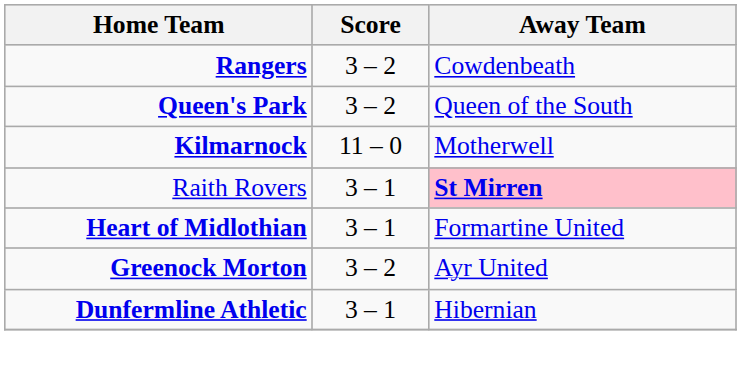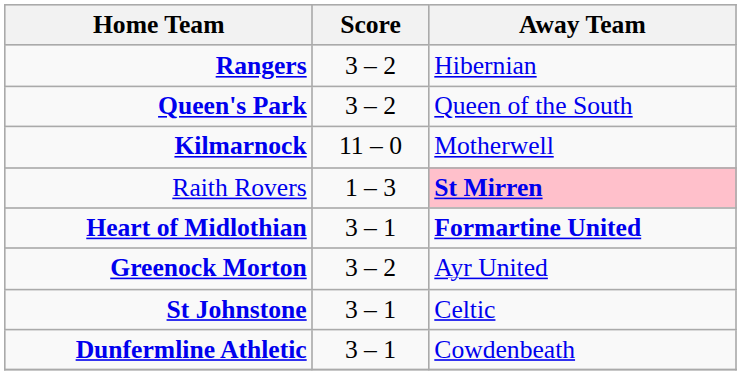(505, 65) Cowdenbeath -> (485, 65) Hibernian
(370, 187) 3 – 1 -> (370, 187) 1 – 3
(529, 227) normal -> (538, 227) bold
+ row: (237, 308)
(485, 308) Hibernian -> (505, 349) Cowdenbeath
